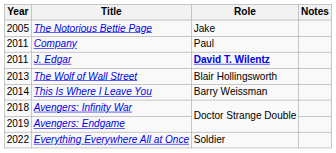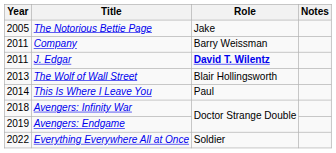(204, 44) Paul -> (231, 44) Barry Weissman
(231, 92) Barry Weissman -> (204, 92) Paul
